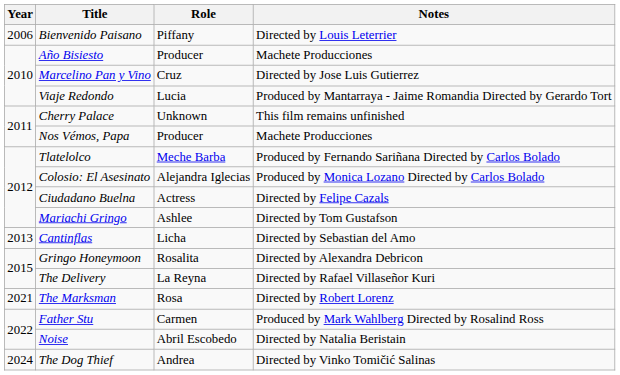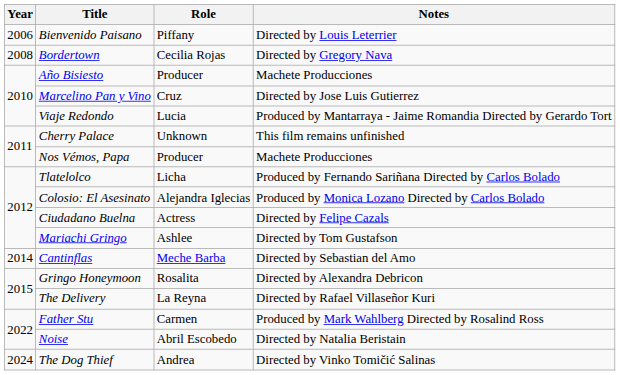+ row: (69, 55)
(191, 156) Meche Barba -> (171, 177) Licha
(20, 237) 2013 -> (20, 258) 2014
(171, 237) Licha -> (191, 258) Meche Barba
- row: (77, 298)
